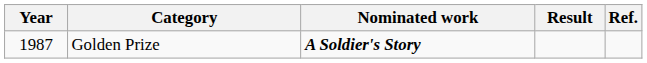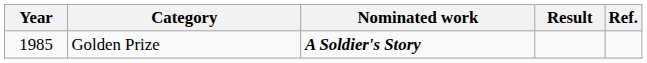(36, 44) 1987 -> (36, 44) 1985
